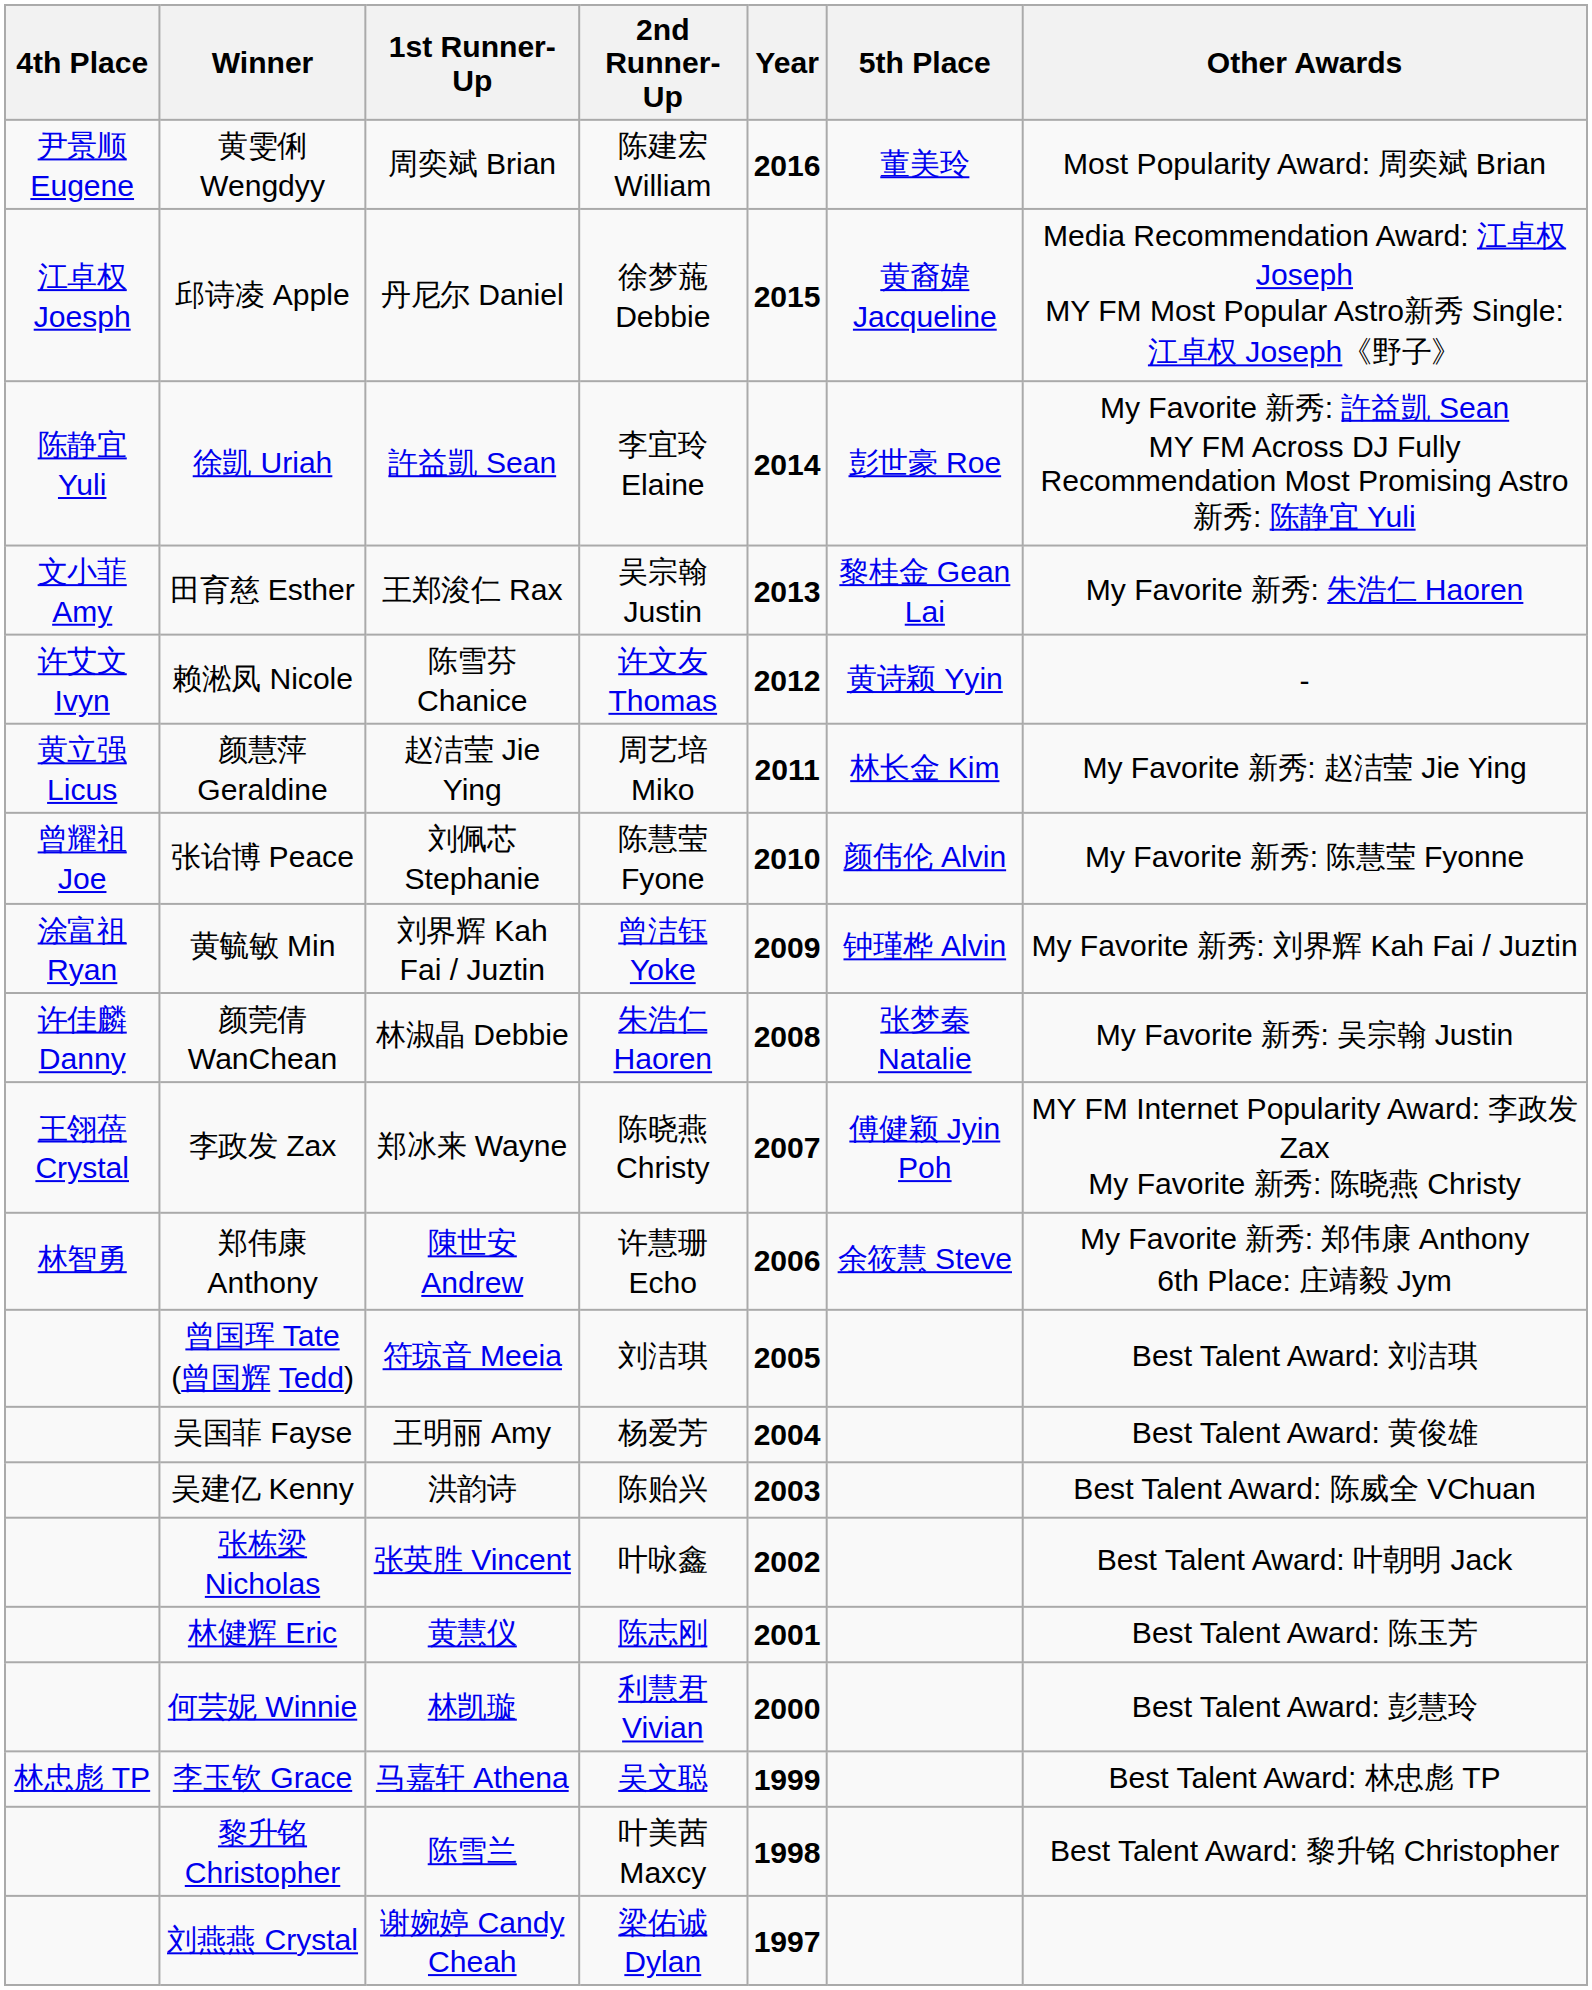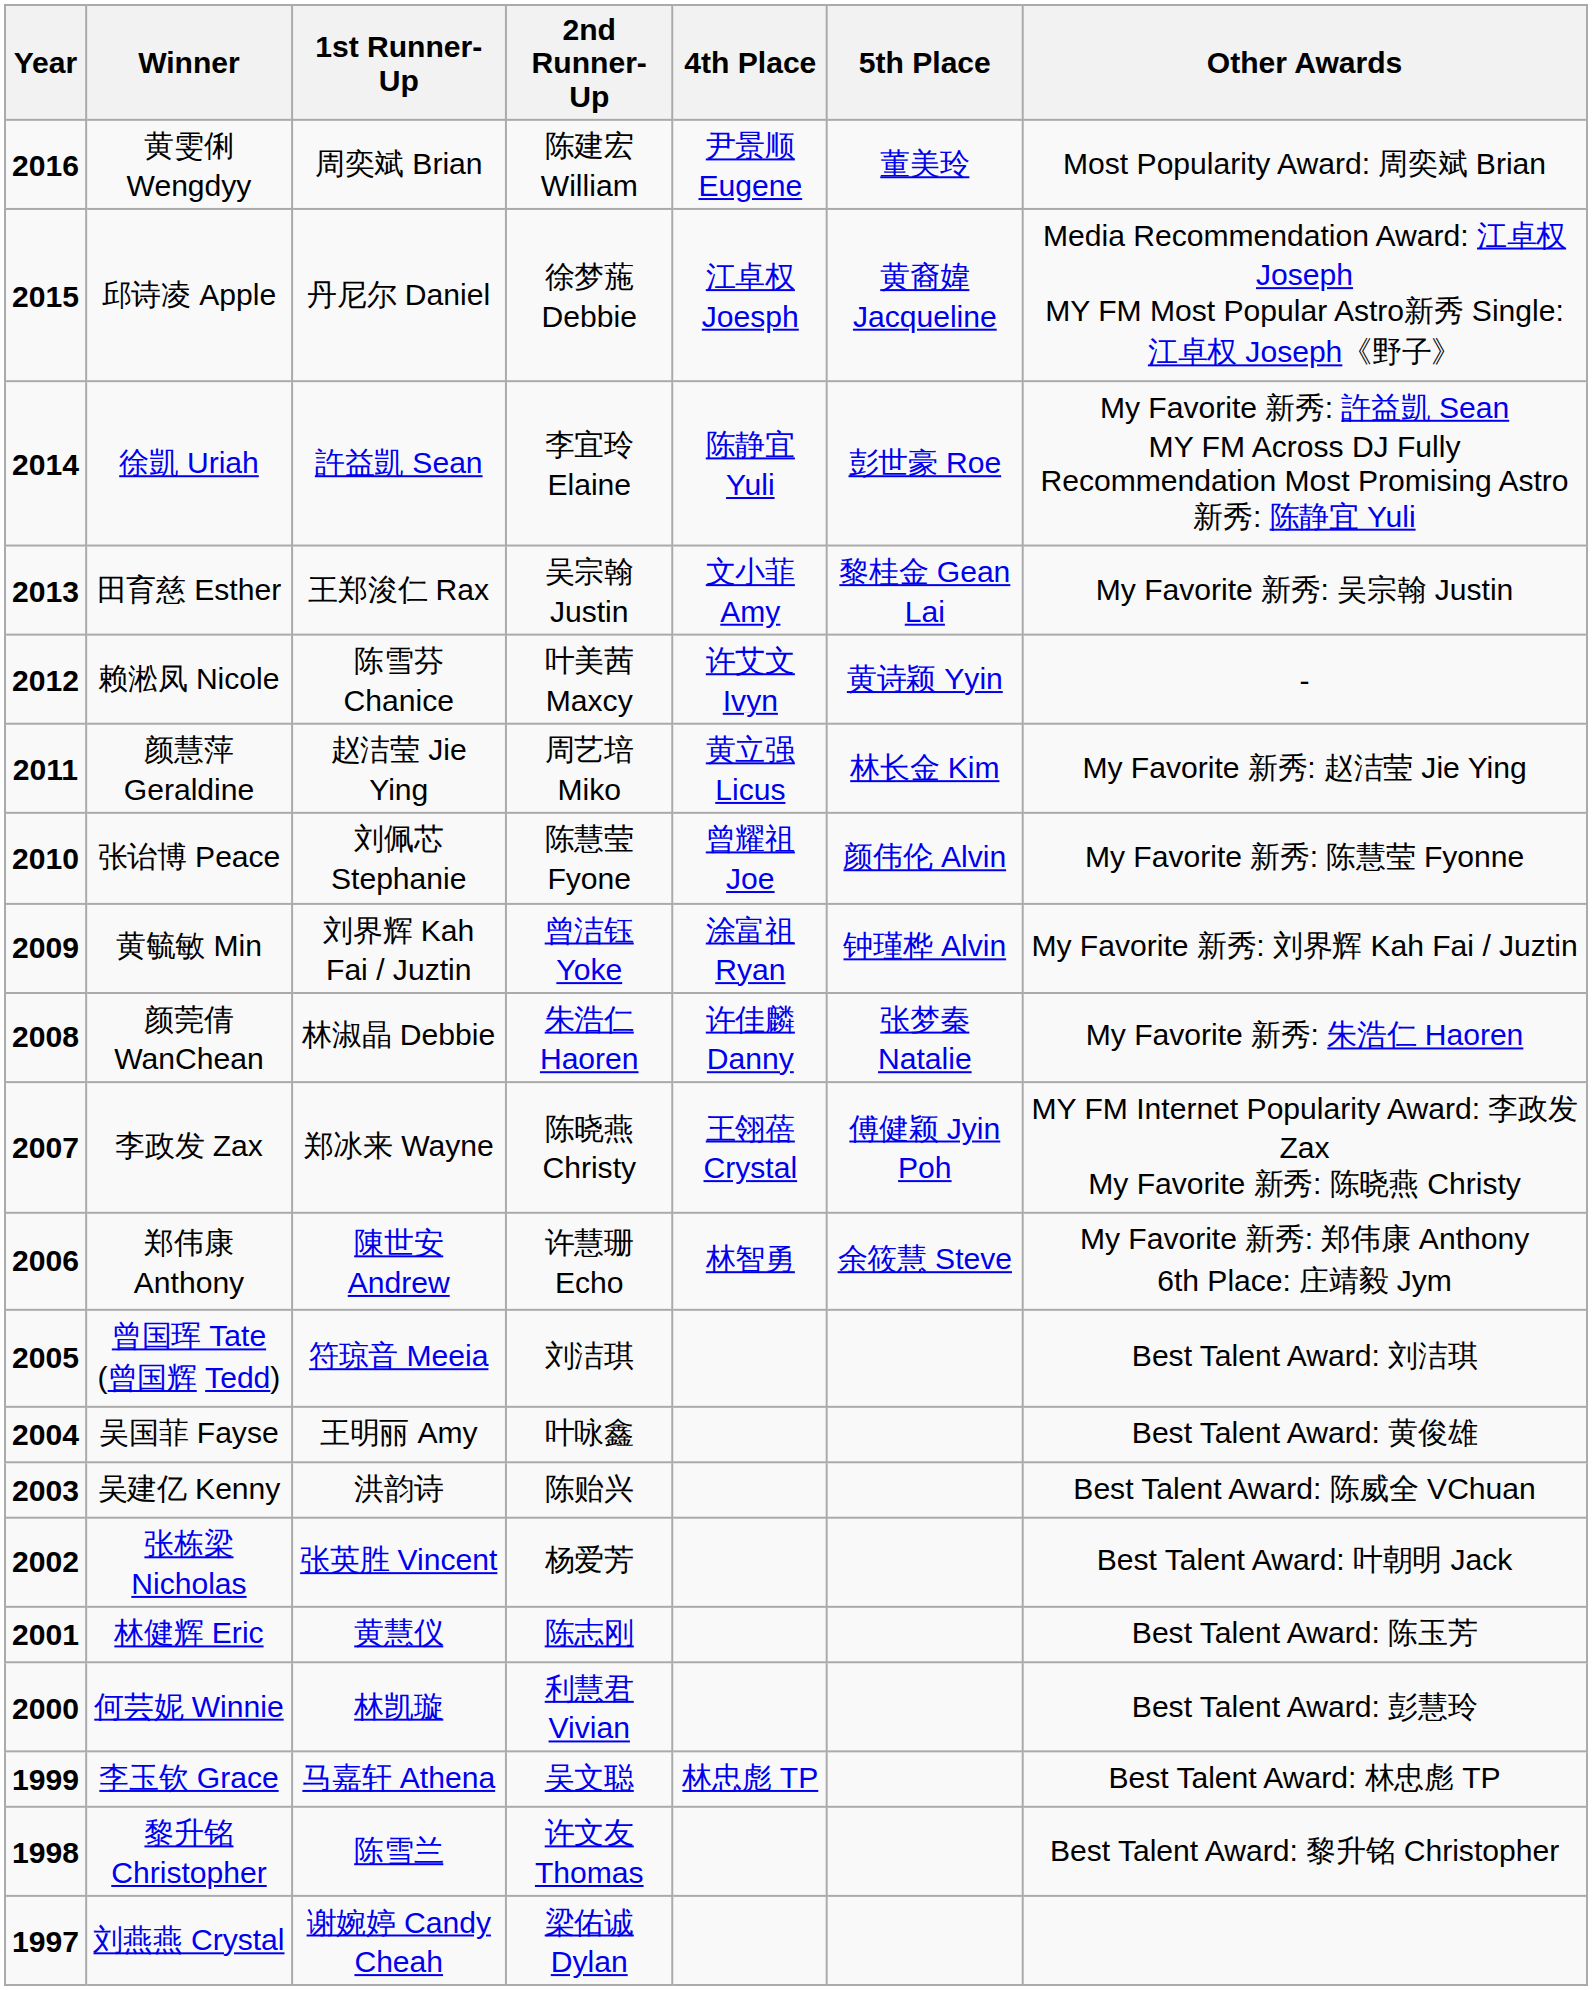columns swapped: (787, 63) <-> (82, 63)
(1305, 589) My Favorite 新秀: 朱浩仁 Haoren -> (1305, 589) My Favorite 新秀: 吴宗翰 Justin
(663, 681) 许文友 Thomas -> (589, 681) 叶美茜 Maxcy
(1305, 1035) My Favorite 新秀: 吴宗翰 Justin -> (1305, 1035) My Favorite 新秀: 朱浩仁 Haoren
(663, 1432) 杨爱芳 -> (589, 1432) 叶咏鑫
(663, 1560) 叶咏鑫 -> (589, 1560) 杨爱芳
(663, 1853) 叶美茜 Maxcy -> (589, 1853) 许文友 Thomas
